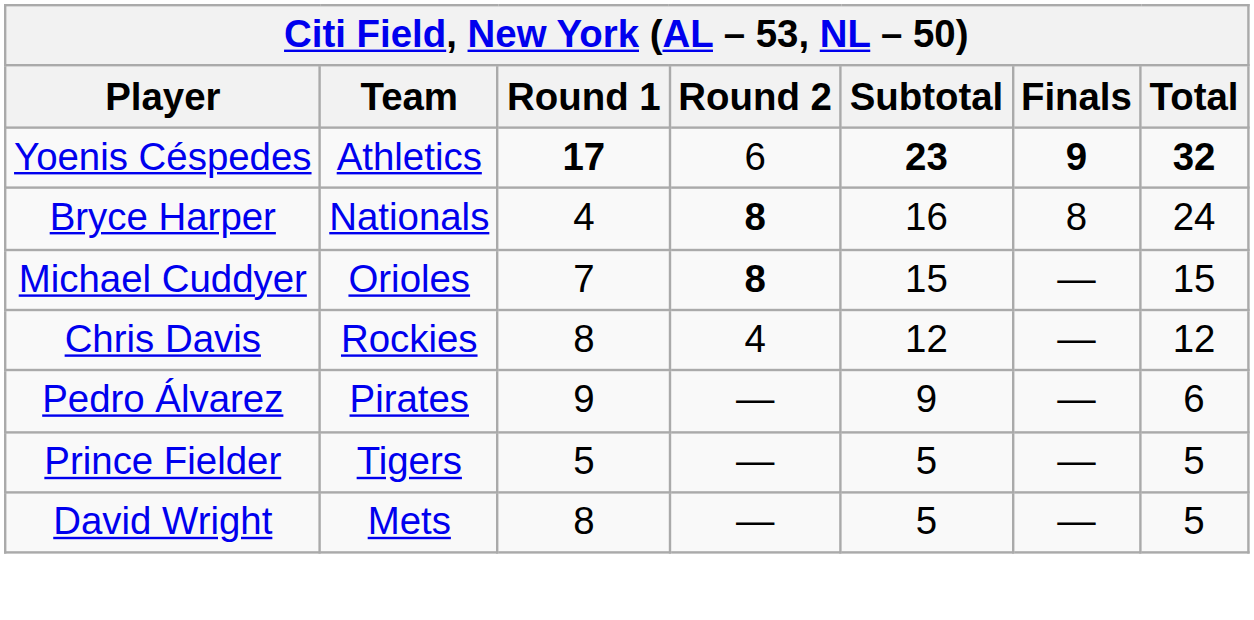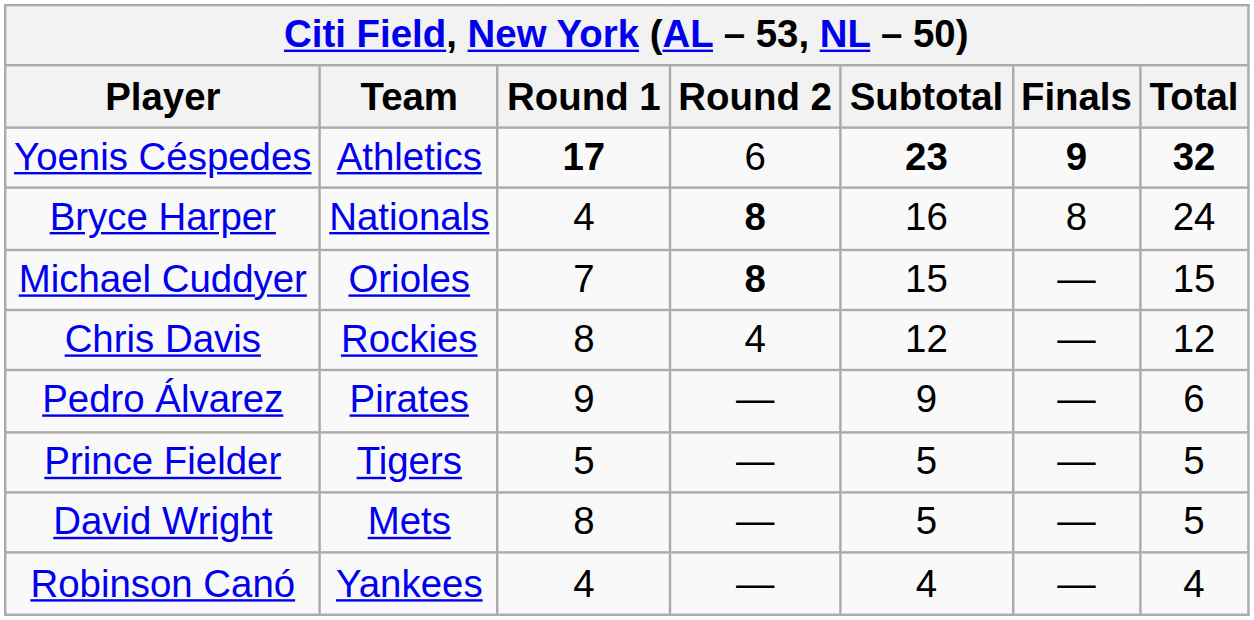+ row: (163, 583)
